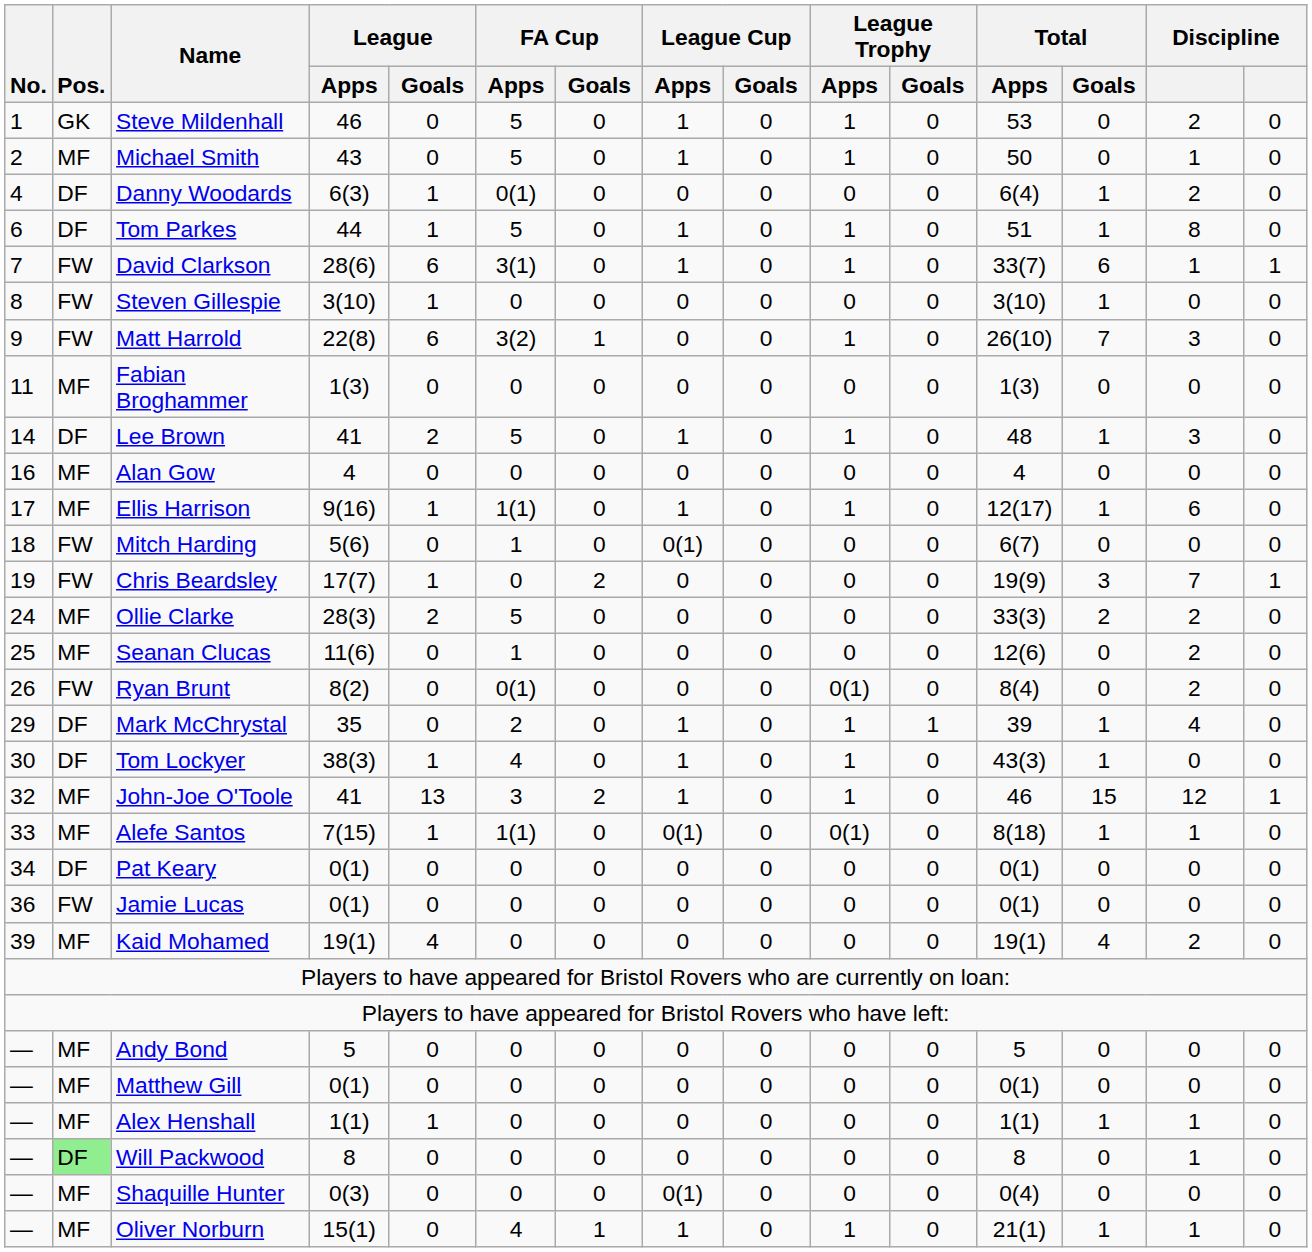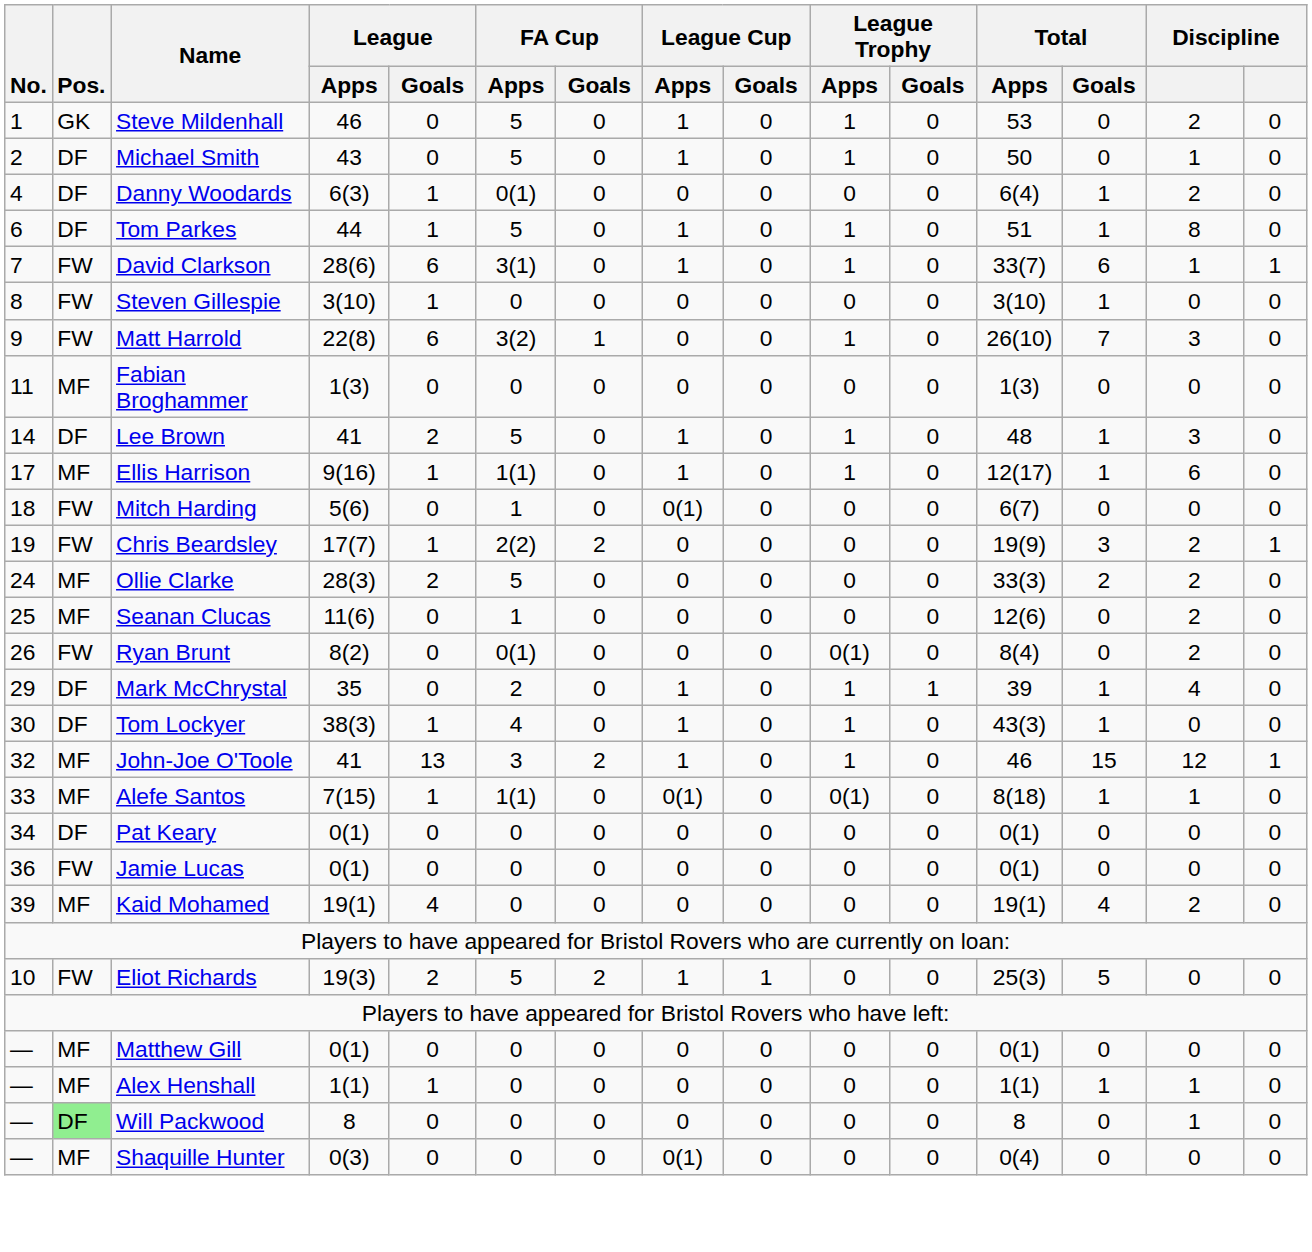(74, 157) MF -> (73, 157) DF
- row: (165, 471)
(516, 579) 0 -> (516, 543) 2(2)
(1194, 579) 7 -> (1194, 543) 2
+ row: (186, 976)
- row: (172, 1049)
- row: (190, 1229)
